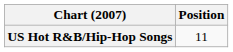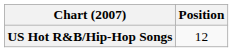(201, 36) 11 -> (201, 36) 12
